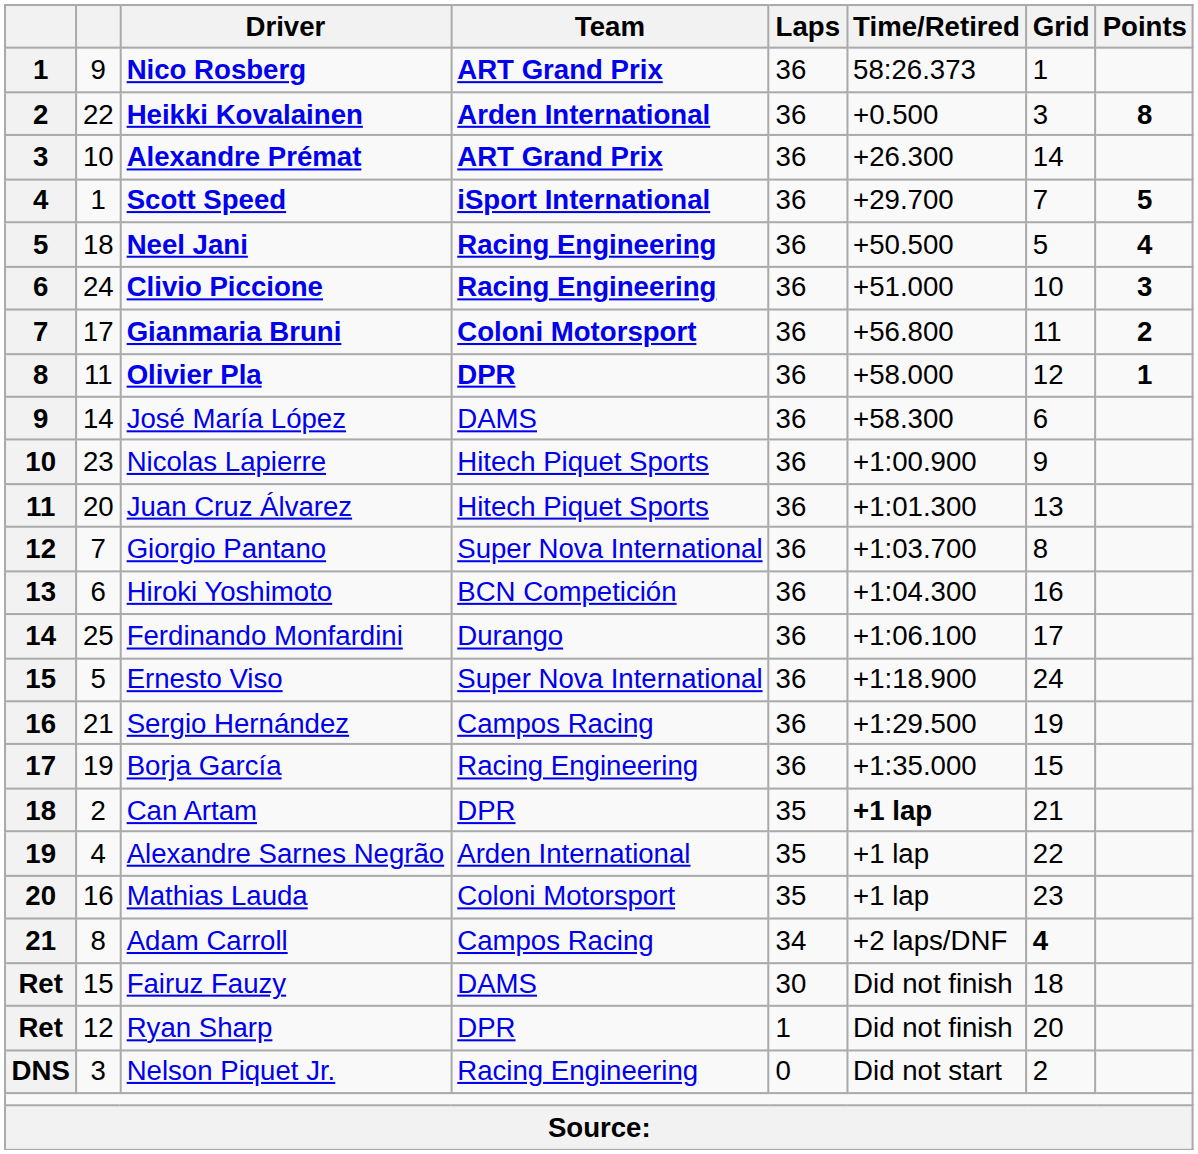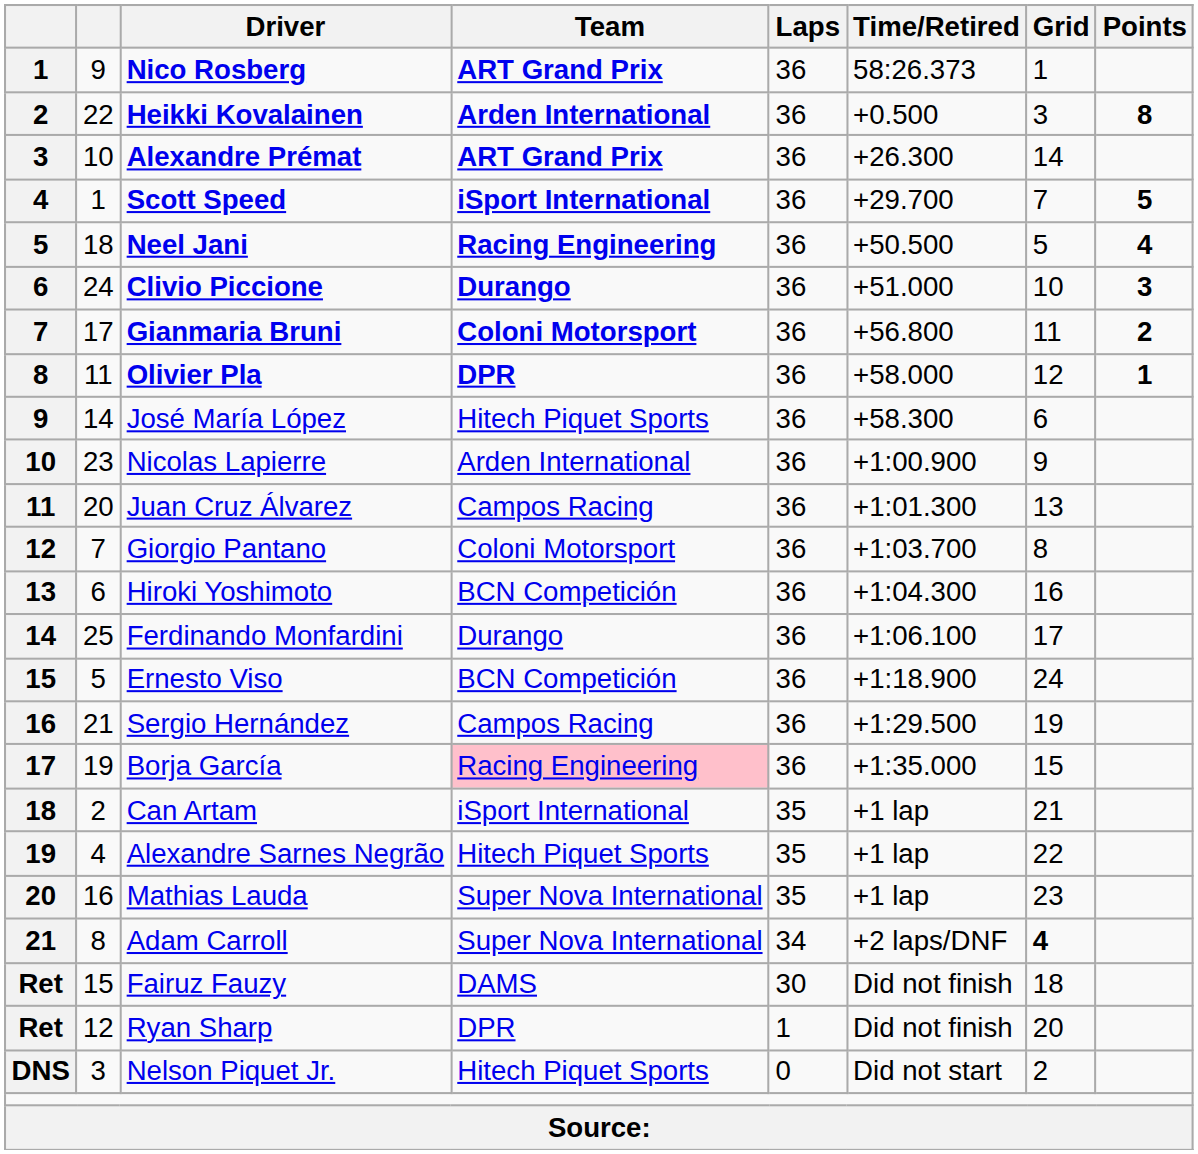(587, 287) Racing Engineering -> (514, 287) Durango
(497, 418) DAMS -> (583, 418) Hitech Piquet Sports
(583, 462) Hitech Piquet Sports -> (574, 462) Arden International
(583, 505) Hitech Piquet Sports -> (555, 505) Campos Racing
(610, 549) Super Nova International -> (566, 549) Coloni Motorsport
(610, 679) Super Nova International -> (567, 679) BCN Competición
(578, 766) no background -> (578, 766) pink background
(486, 810) DPR -> (573, 810) iSport International
(893, 810) bold -> (891, 810) normal
(574, 853) Arden International -> (583, 853) Hitech Piquet Sports
(566, 897) Coloni Motorsport -> (610, 897) Super Nova International
(555, 940) Campos Racing -> (610, 940) Super Nova International
(578, 1071) Racing Engineering -> (583, 1071) Hitech Piquet Sports
